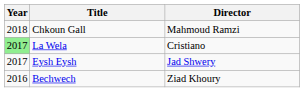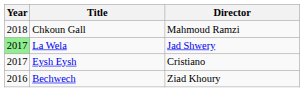(186, 45) Cristiano -> (191, 45) Jad Shwery
(191, 62) Jad Shwery -> (186, 62) Cristiano
